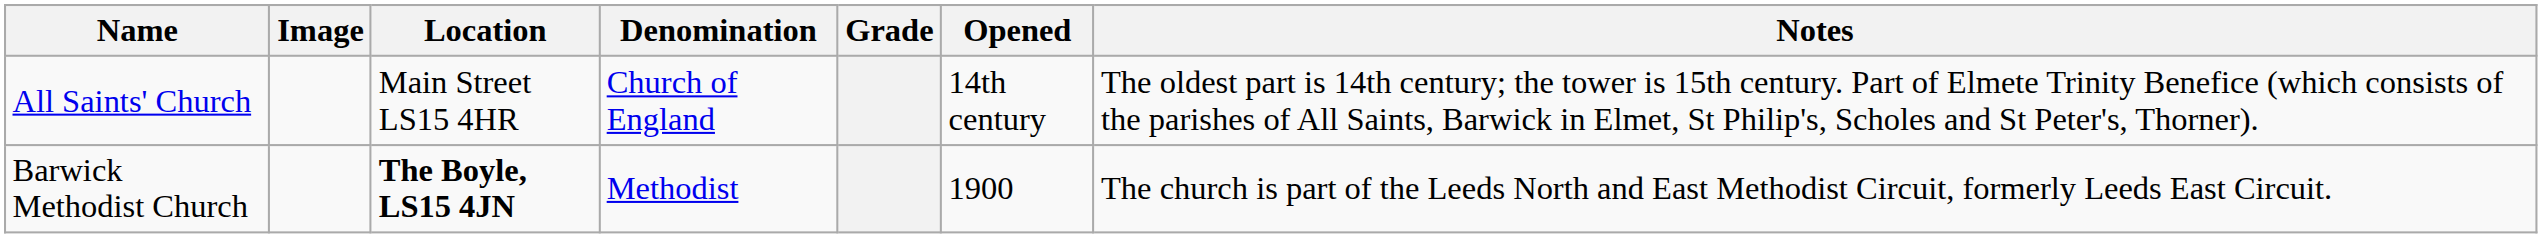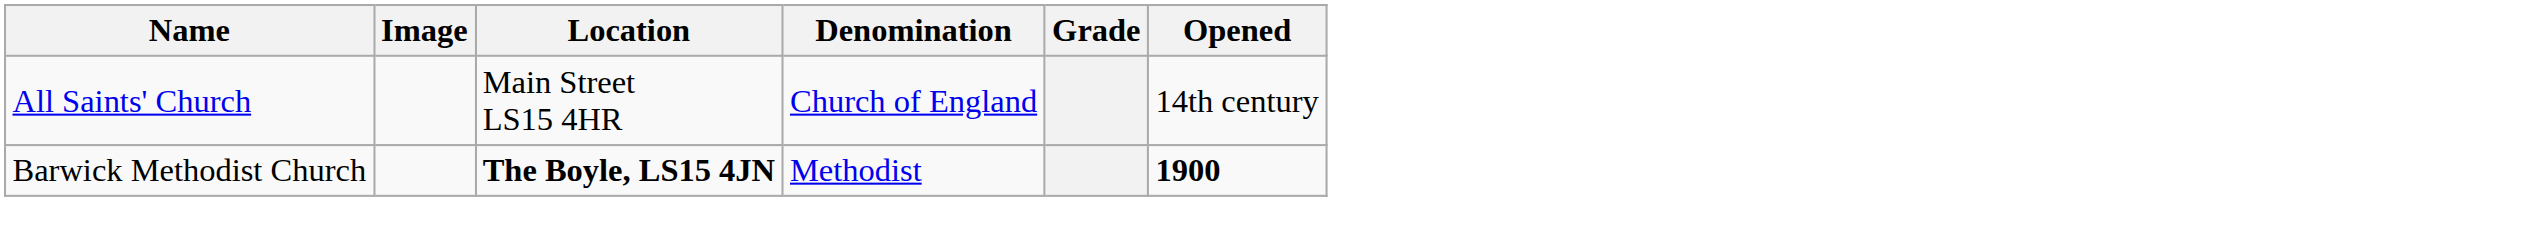- column: (1815, 30)
(981, 188) normal -> (1188, 169) bold
